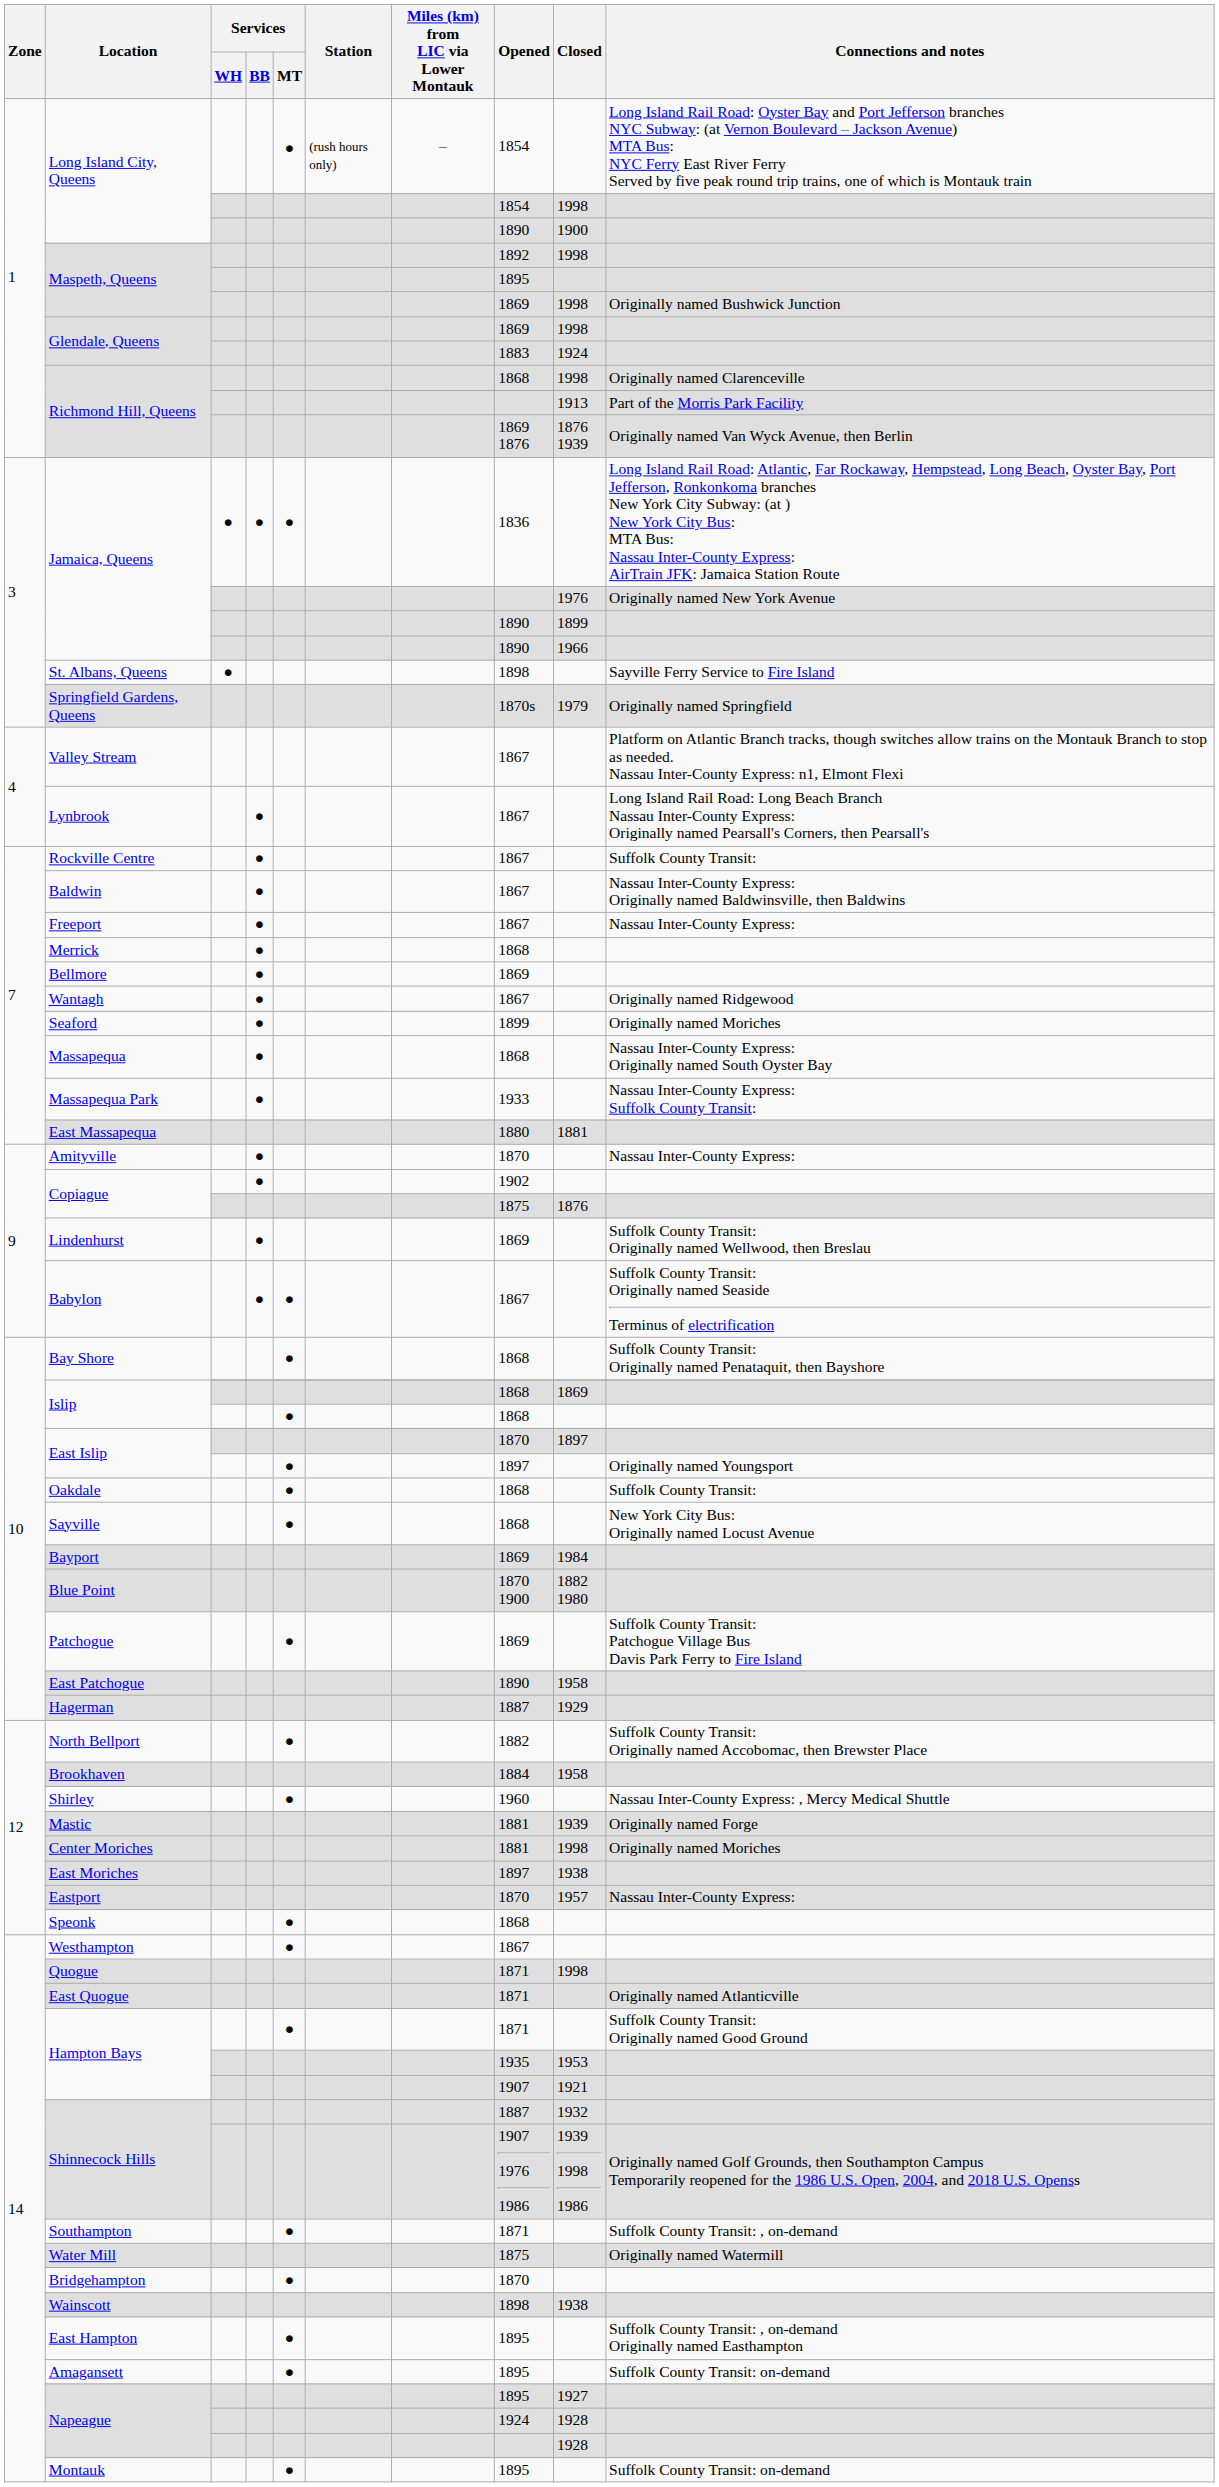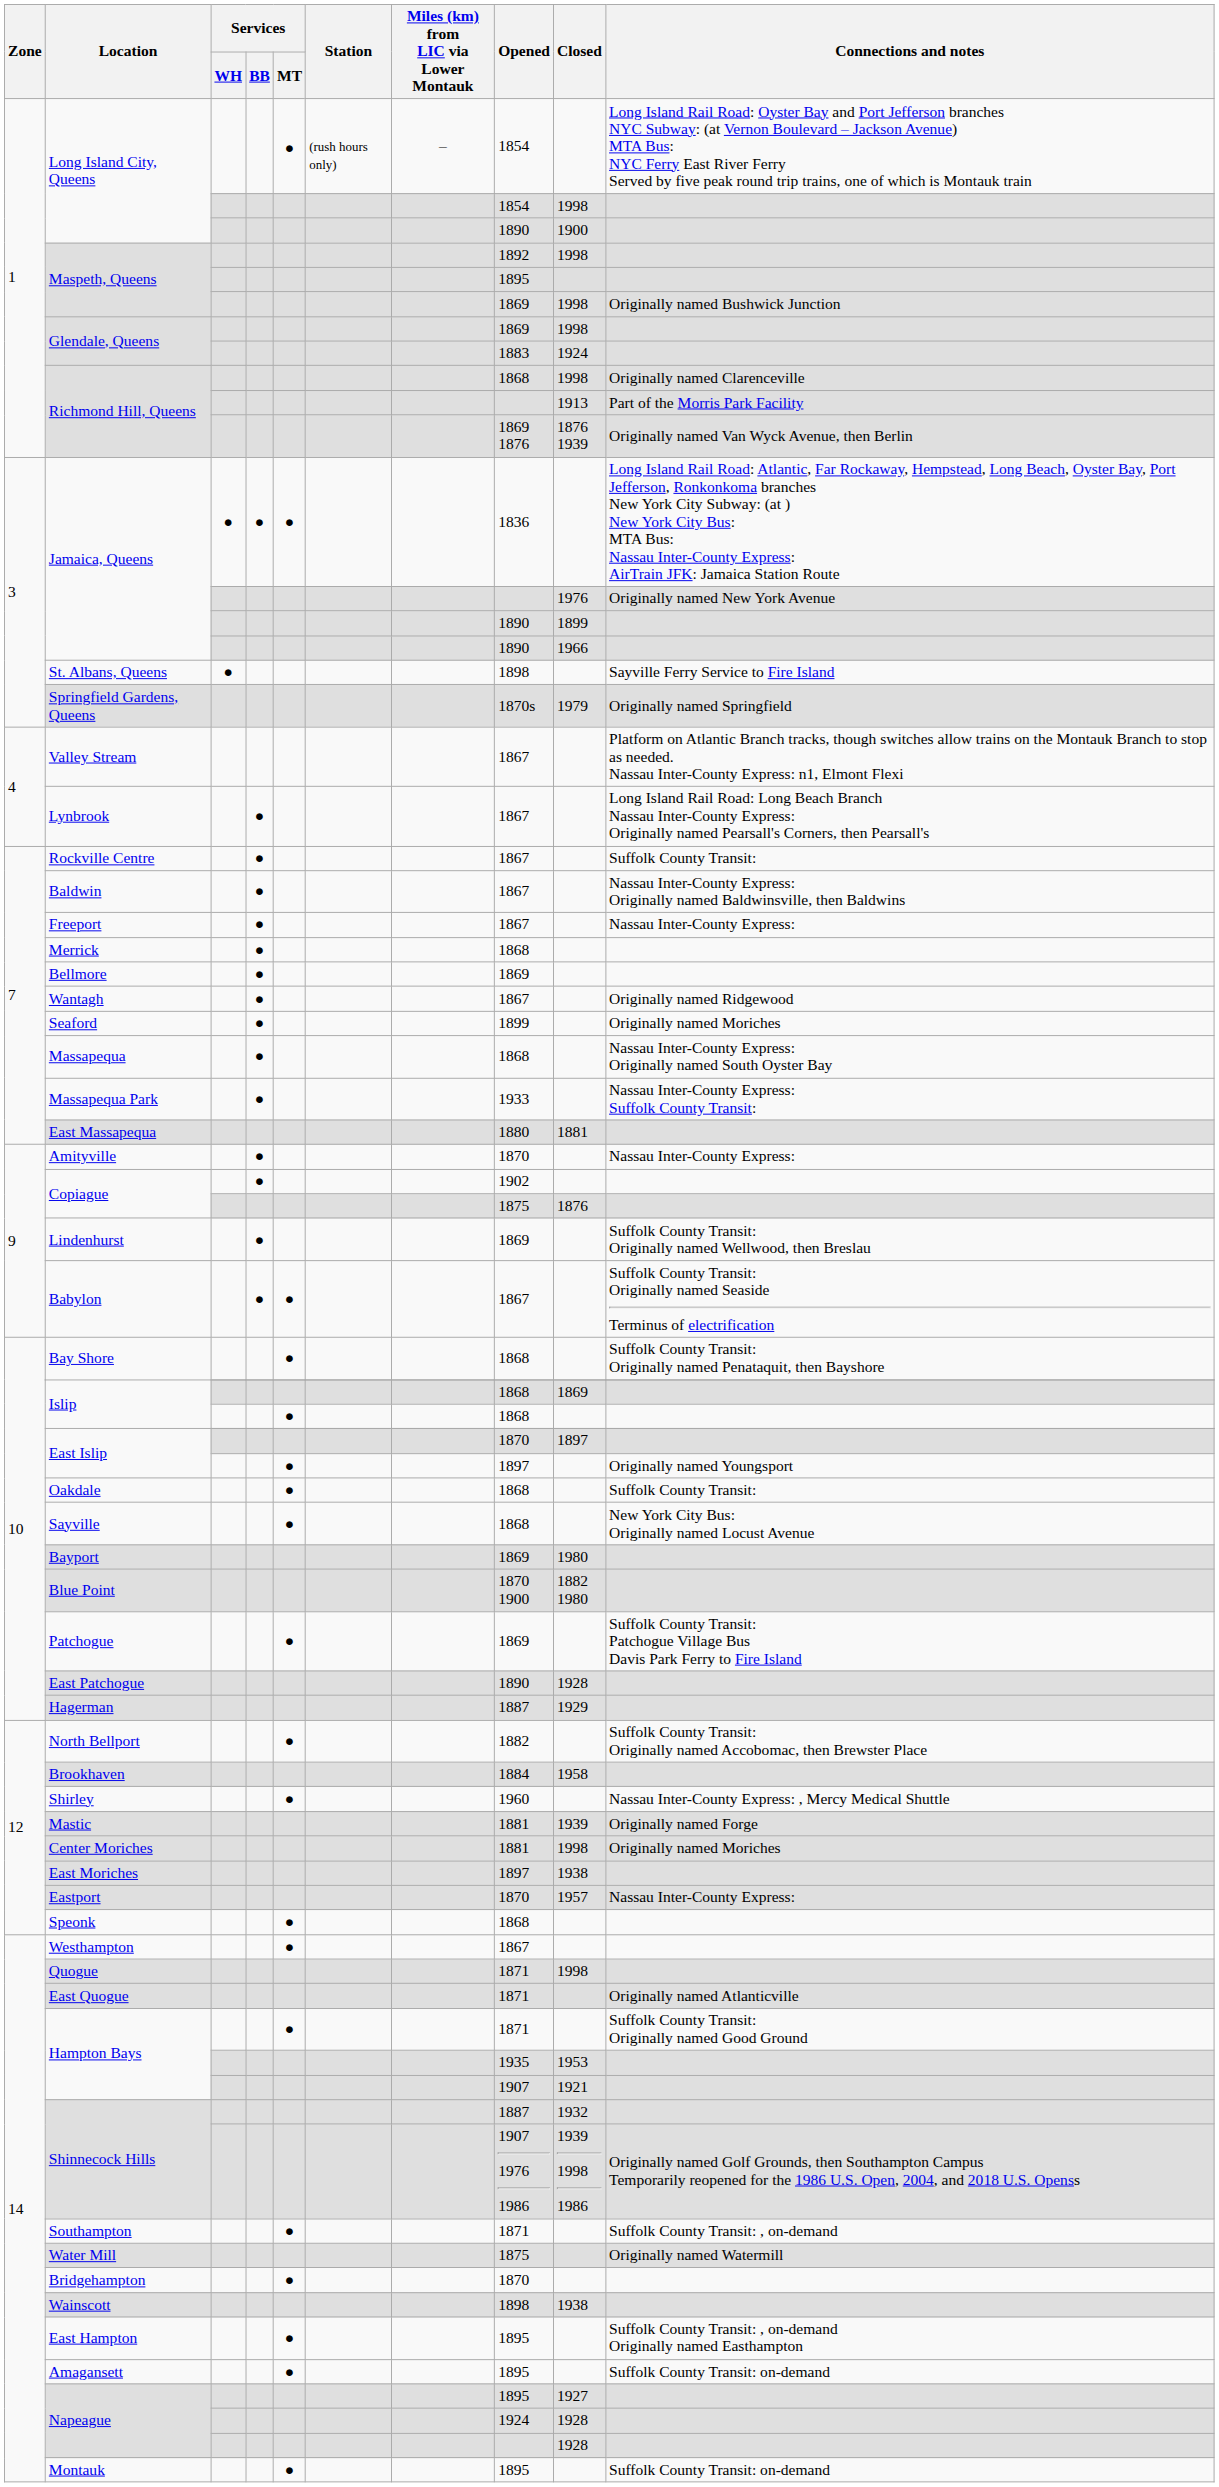(573, 1556) 1984 -> (573, 1556) 1980
(573, 1683) 1958 -> (573, 1683) 1928
